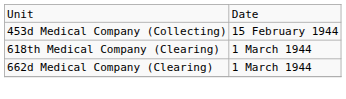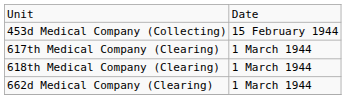+ row: (113, 49)
